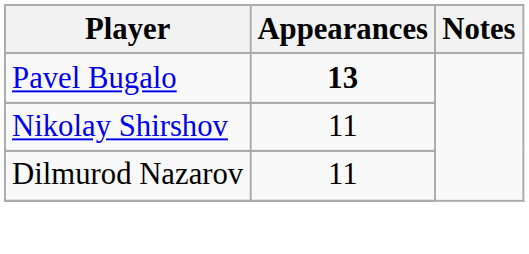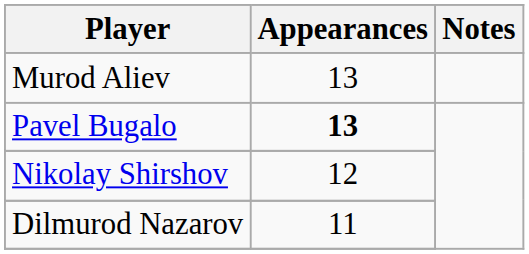+ row: (91, 77)
(343, 126) 11 -> (343, 175) 12
